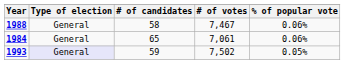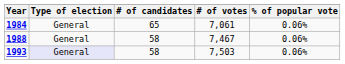rows swapped: (17, 39) <-> (17, 25)
(154, 53) 59 -> (154, 53) 58
(222, 53) 7,502 -> (222, 53) 7,503
(295, 53) 0.05% -> (295, 53) 0.06%
